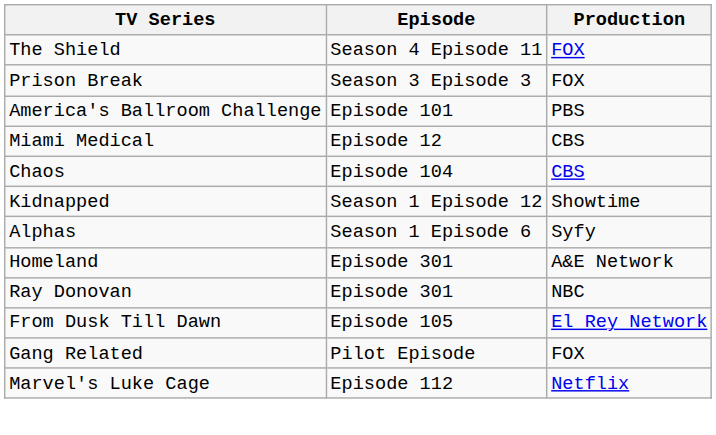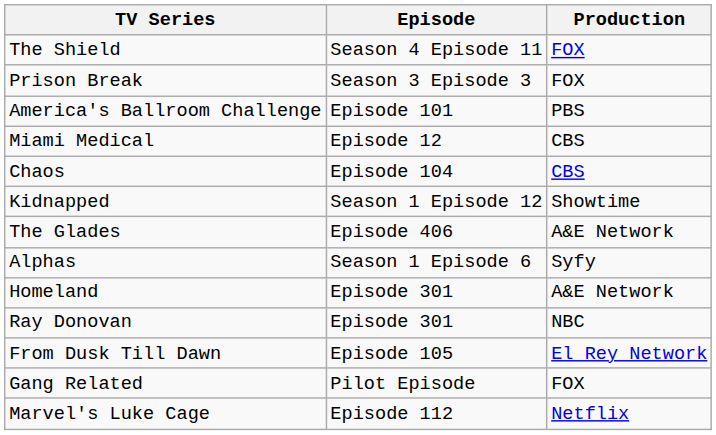+ row: (65, 232)
